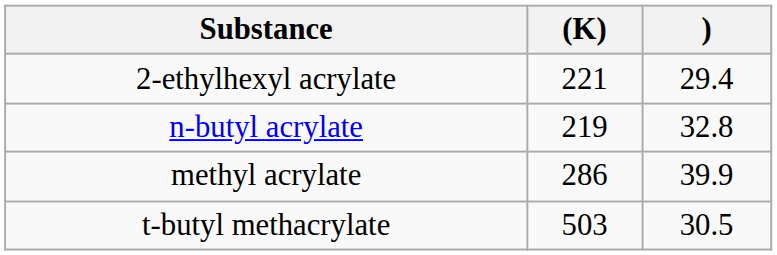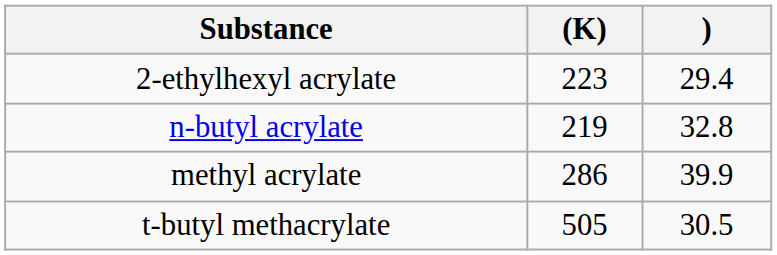(585, 78) 221 -> (585, 78) 223
(585, 224) 503 -> (585, 224) 505
